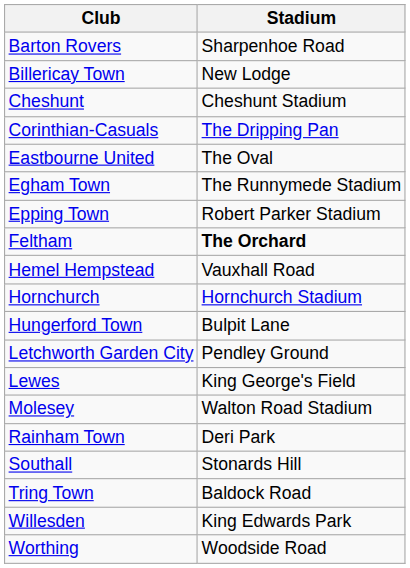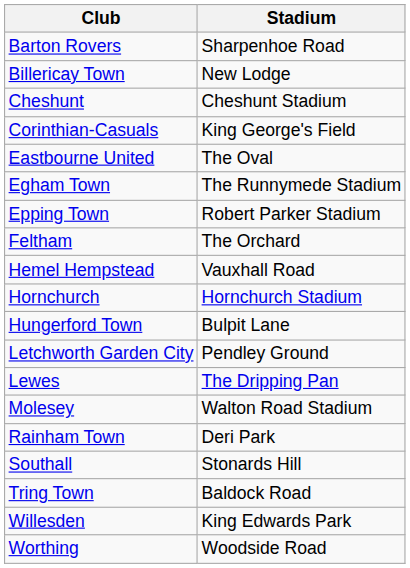(270, 130) The Dripping Pan -> (279, 130) King George's Field
(254, 241) bold -> (251, 241) normal
(279, 381) King George's Field -> (270, 381) The Dripping Pan
